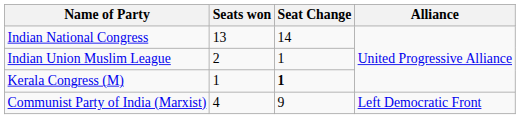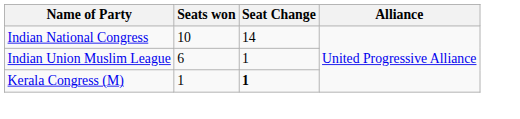(220, 37) 13 -> (184, 37) 10
(216, 59) 2 -> (181, 59) 6
- row: (107, 102)
